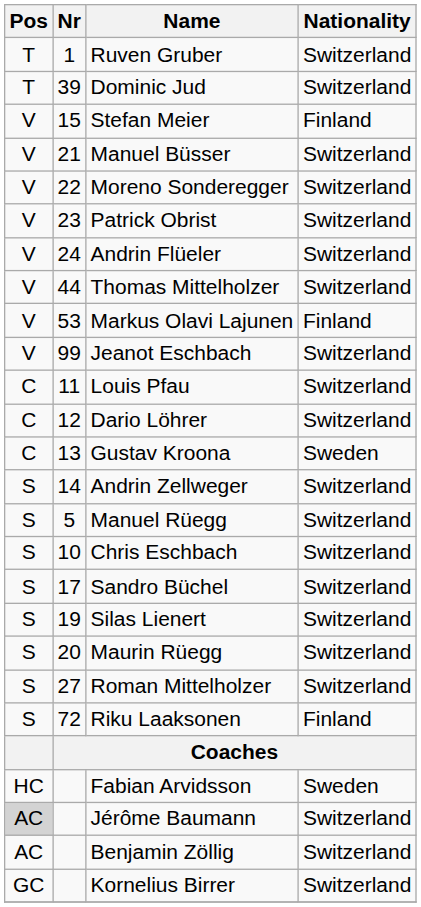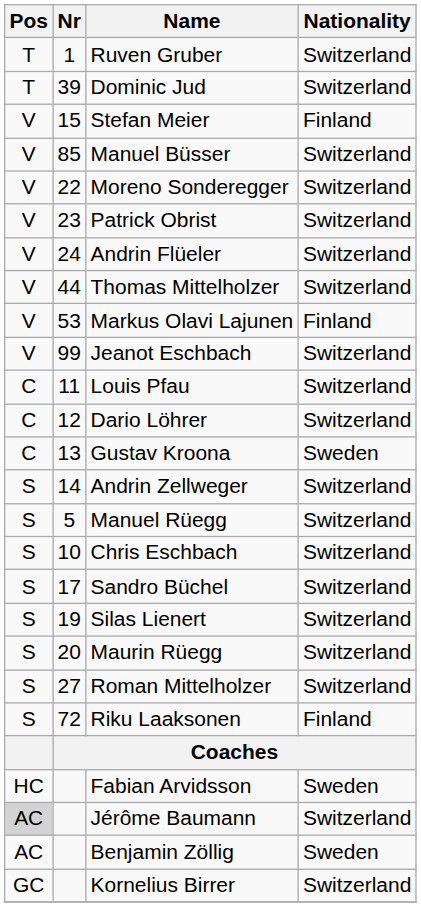(69, 154) 21 -> (69, 154) 85
(357, 852) Switzerland -> (341, 852) Sweden
